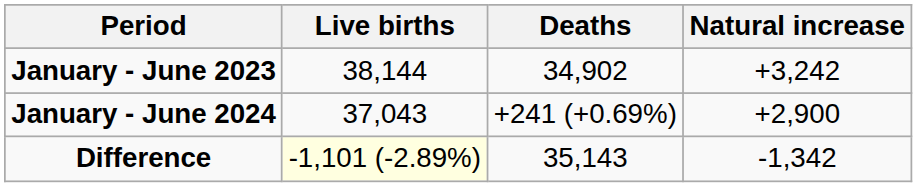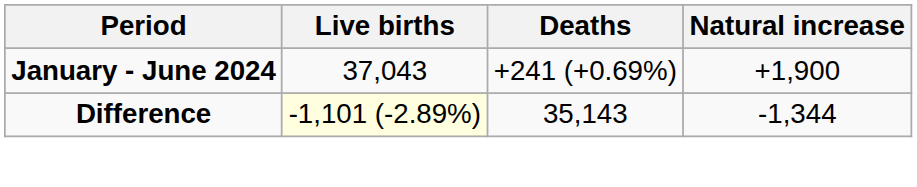- row: (144, 70)
(797, 114) +2,900 -> (797, 70) +1,900
(797, 158) -1,342 -> (797, 114) -1,344
